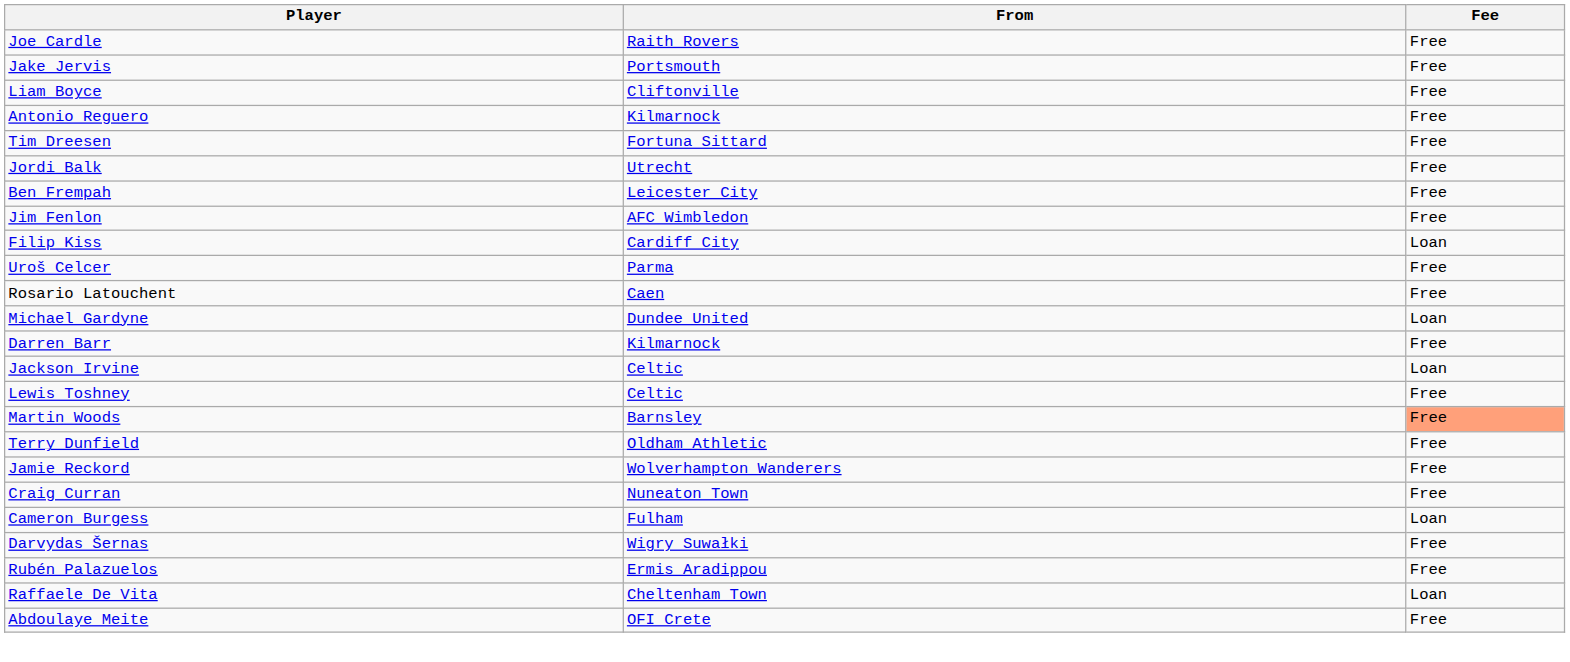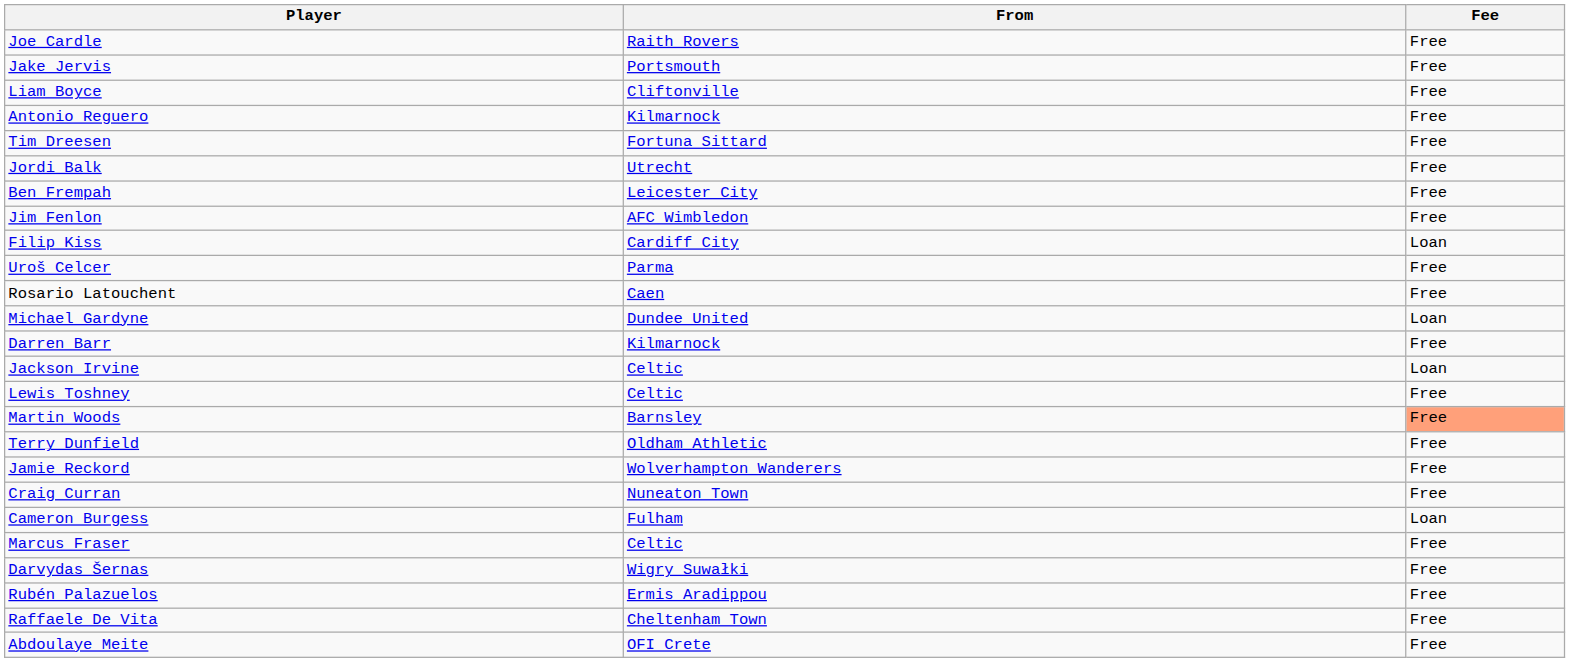+ row: (69, 545)
(1429, 595) Loan -> (1429, 620) Free
